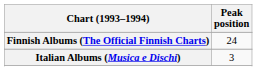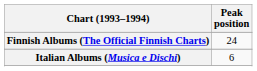(232, 57) 3 -> (232, 57) 6
